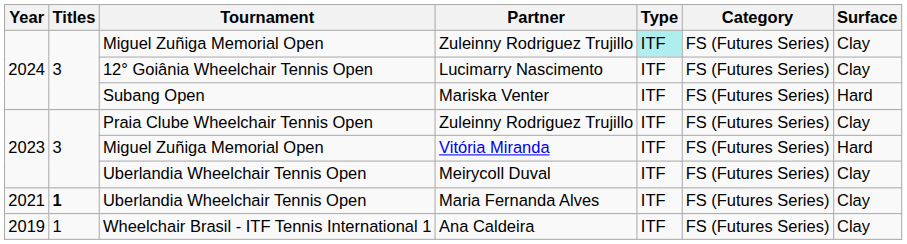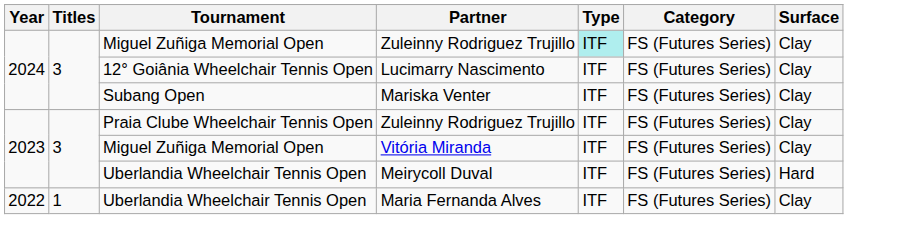(855, 95) Hard -> (795, 95) Clay
(855, 148) Hard -> (795, 148) Clay
(854, 174) Clay -> (797, 174) Hard
(27, 200) 2021 -> (27, 200) 2022
(57, 200) bold -> (57, 200) normal
- row: (267, 226)
